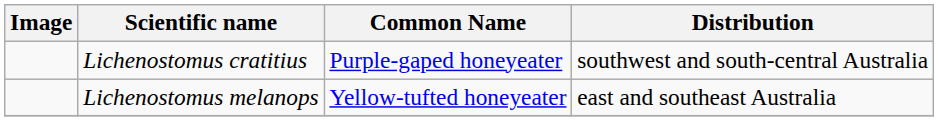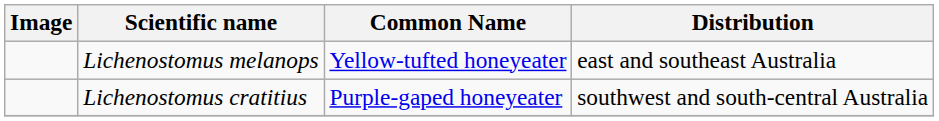rows swapped: (201, 97) <-> (195, 60)
